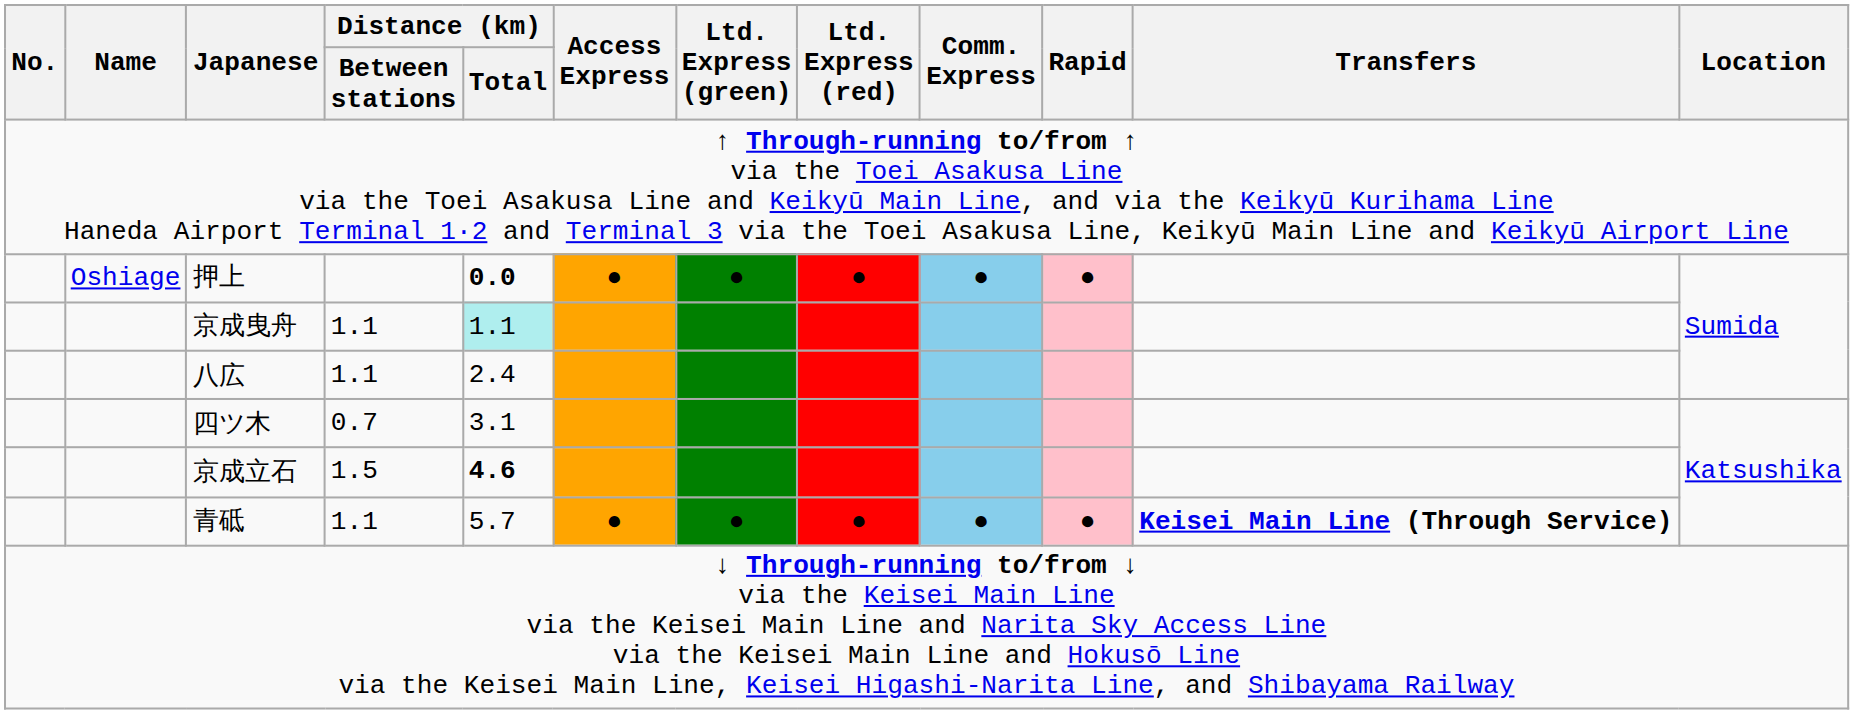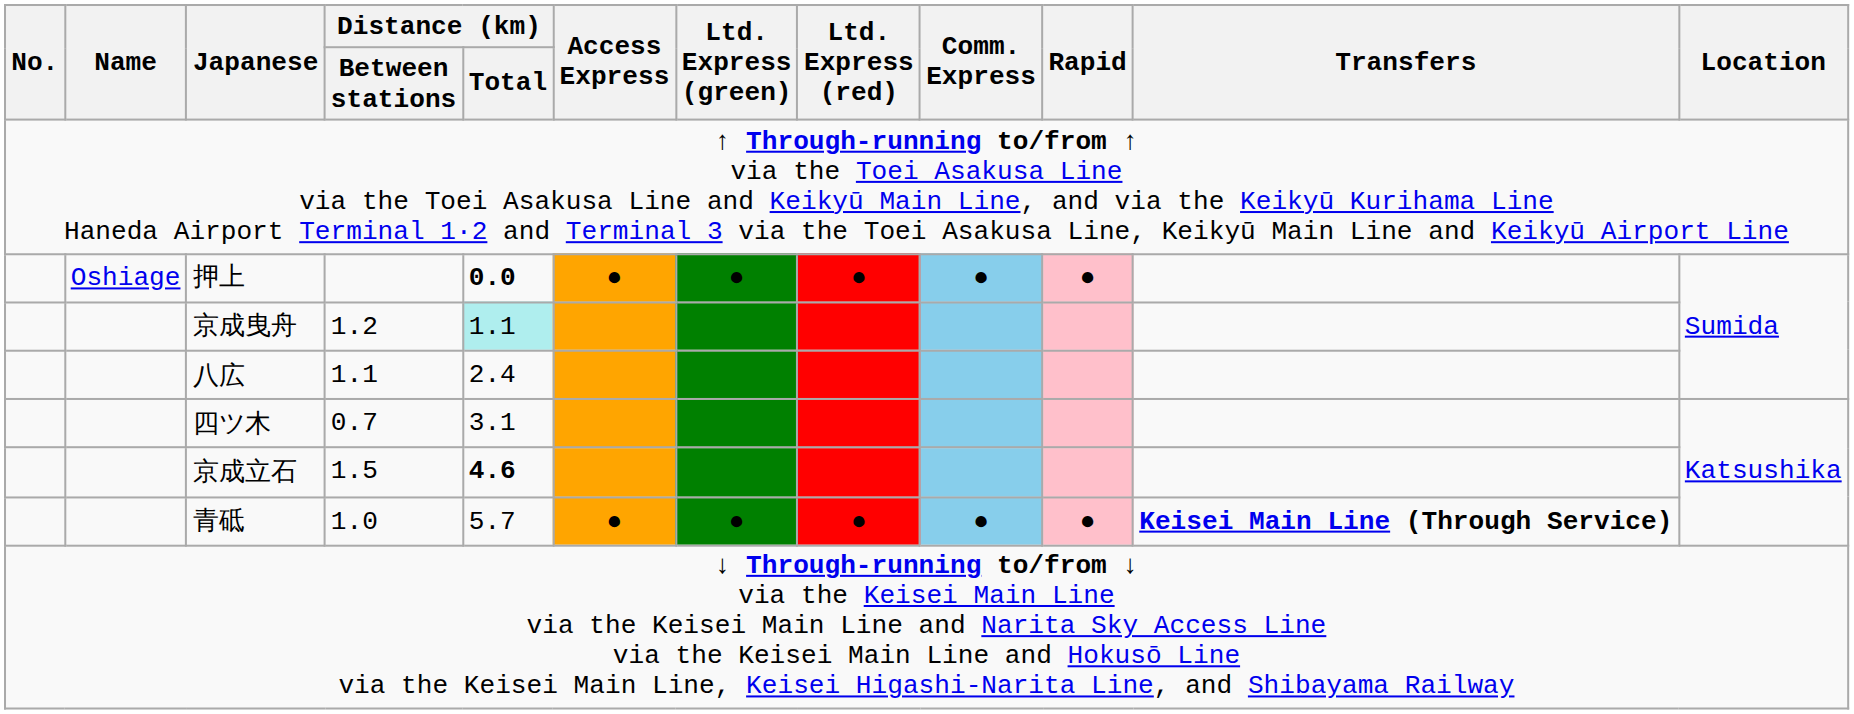(354, 326) 1.1 -> (354, 326) 1.2
(354, 521) 1.1 -> (354, 521) 1.0
